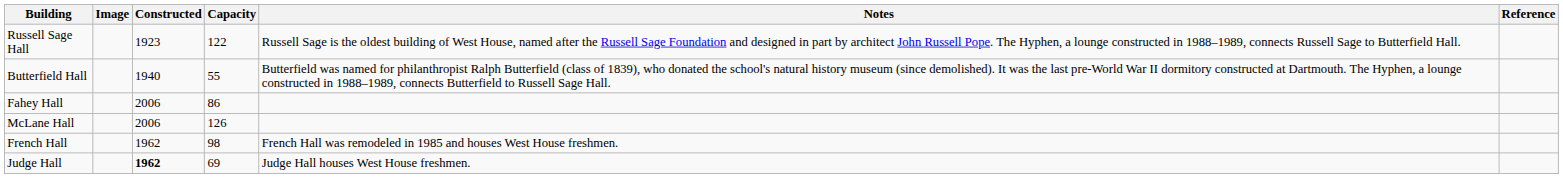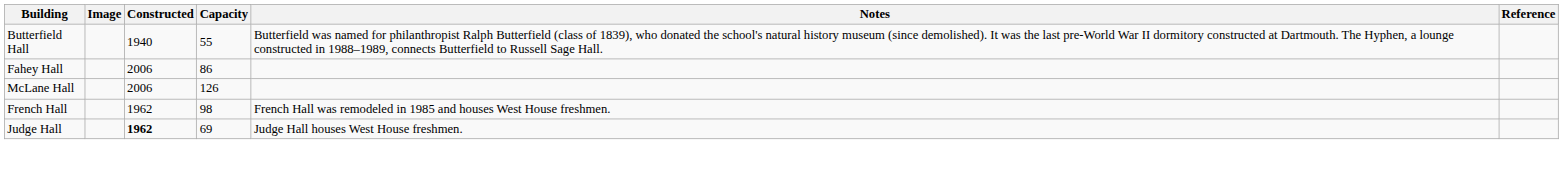- row: (40, 41)
